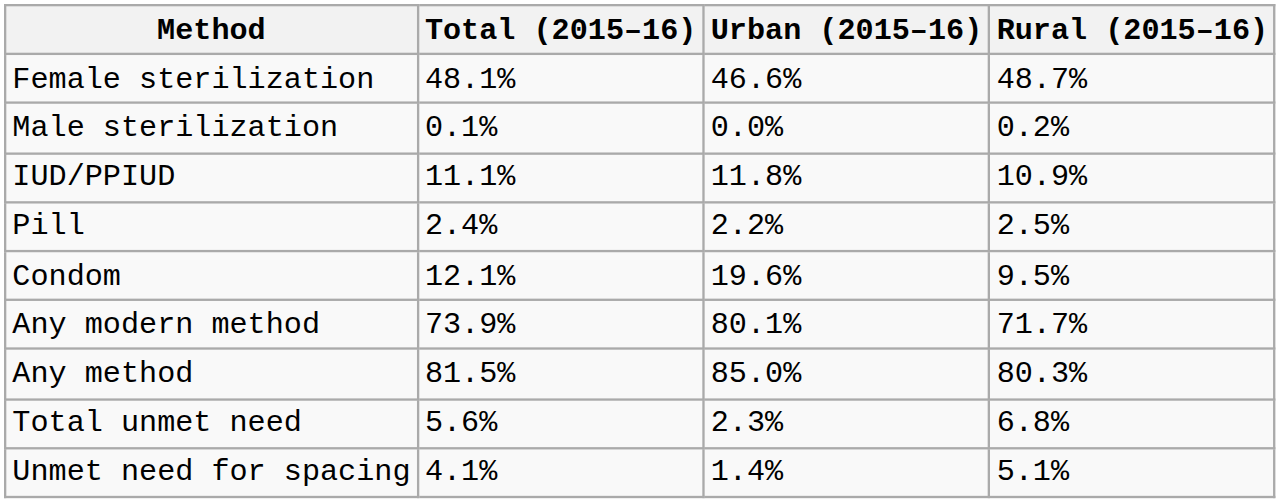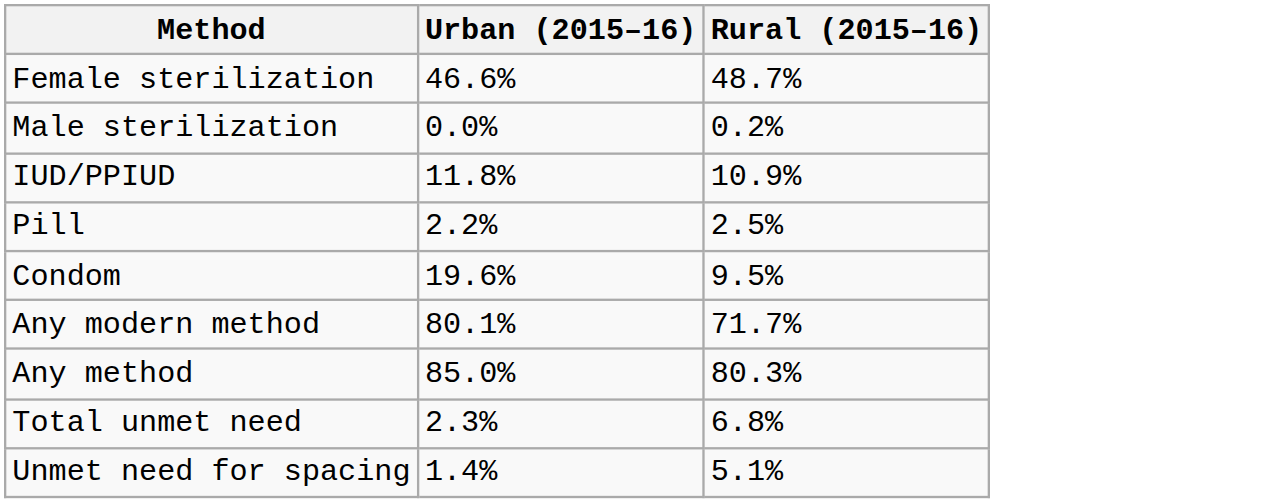- column: (561, 30)
